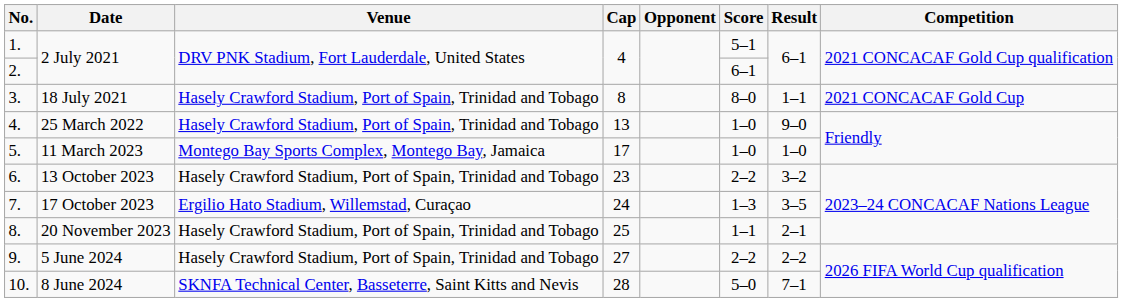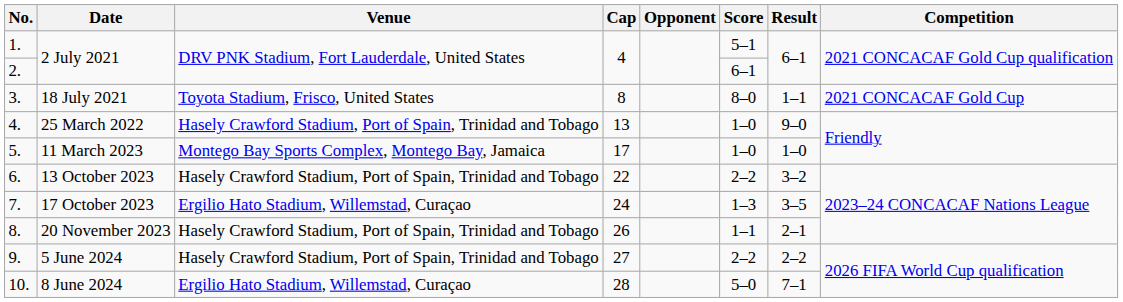(389, 97) Hasely Crawford Stadium, Port of Spain, Trinidad and Tobago -> (306, 97) Toyota Stadium, Frisco, United States
(621, 177) 23 -> (621, 177) 22
(621, 230) 25 -> (621, 230) 26
(378, 284) SKNFA Technical Center, Basseterre, Saint Kitts and Nevis -> (325, 284) Ergilio Hato Stadium, Willemstad, Curaçao
